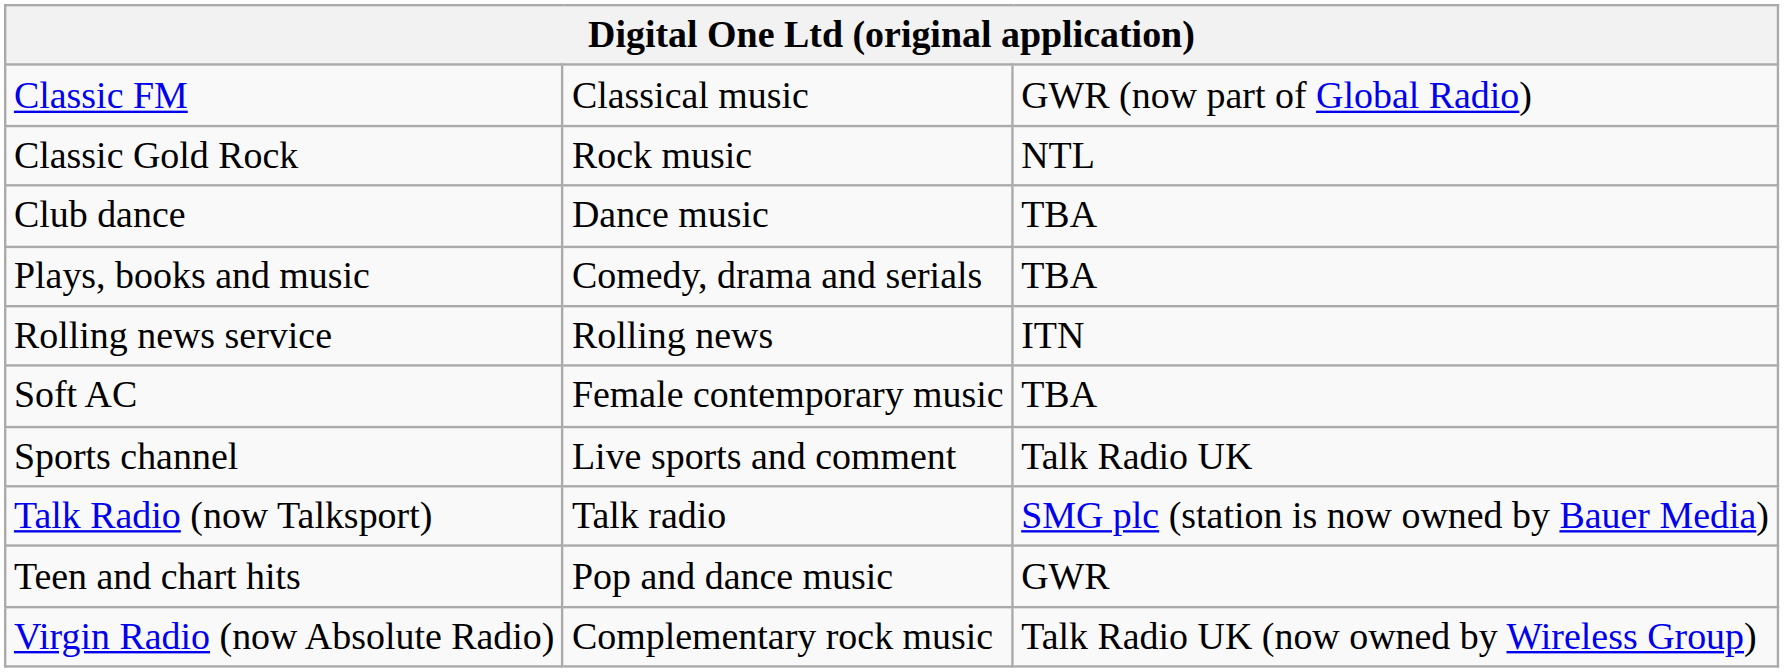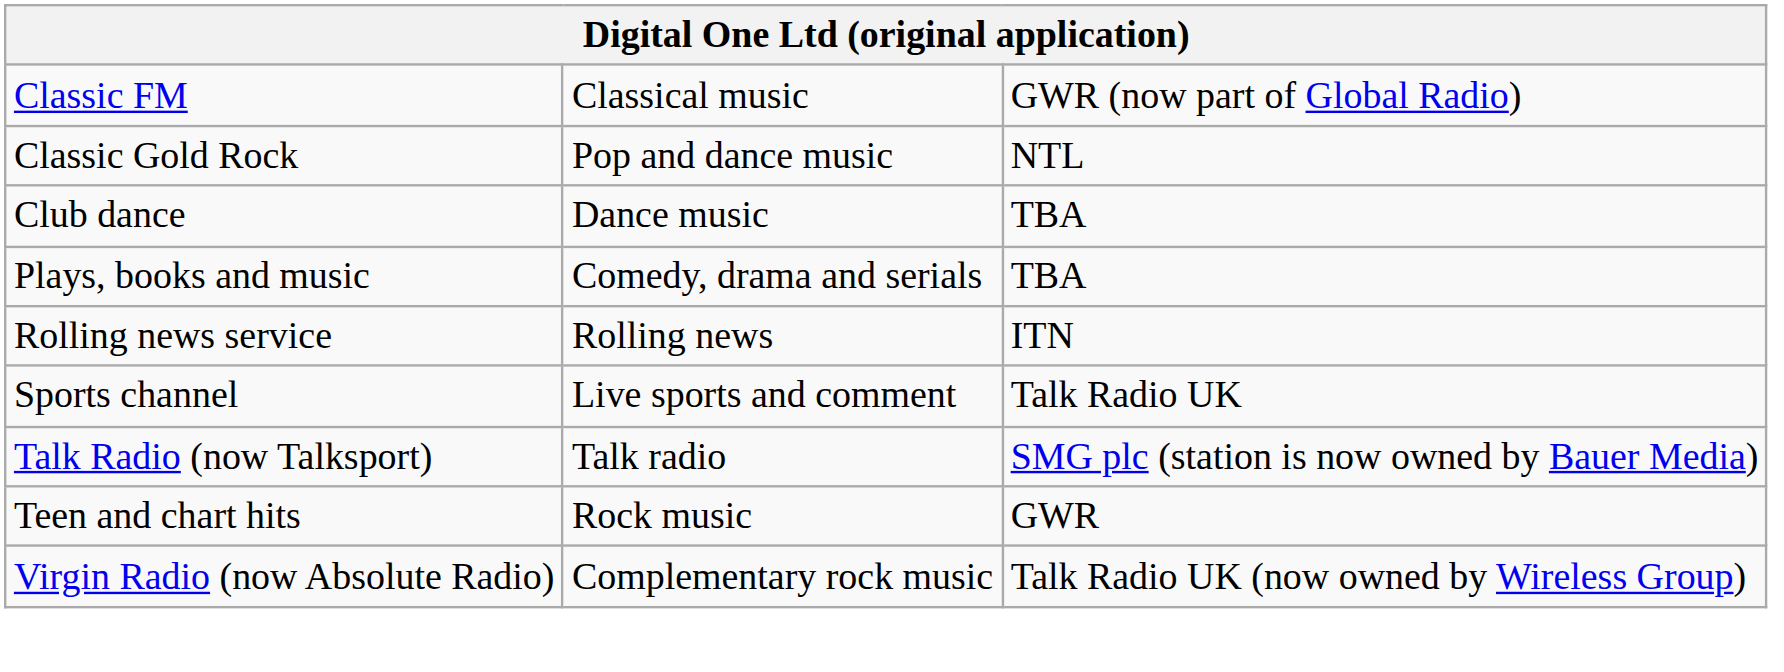(662, 154) Rock music -> (733, 154) Pop and dance music
- row: (76, 395)
(733, 575) Pop and dance music -> (662, 515) Rock music
